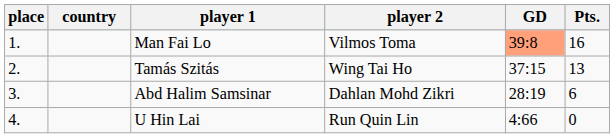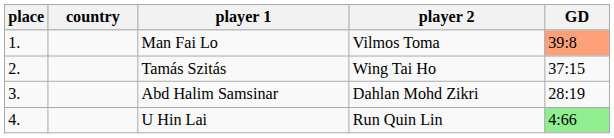- column: (587, 17)
(523, 119) no background -> (563, 119) lightgreen background
